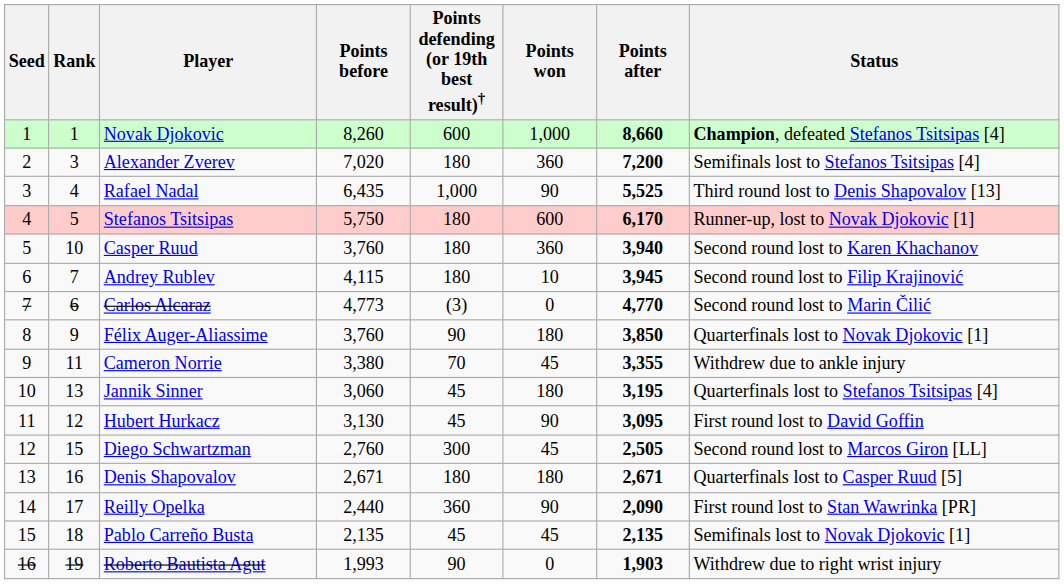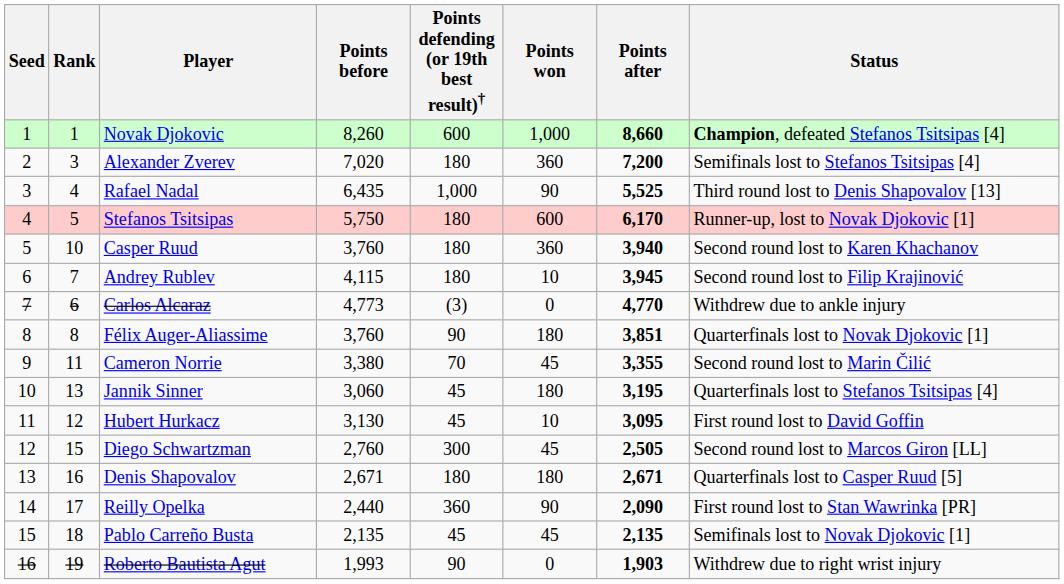(812, 305) Second round lost to Marin Čilić -> (800, 305) Withdrew due to ankle injury
(74, 334) 9 -> (74, 334) 8
(643, 334) 3,850 -> (643, 334) 3,851
(800, 363) Withdrew due to ankle injury -> (812, 363) Second round lost to Marin Čilić
(550, 420) 90 -> (550, 420) 10
